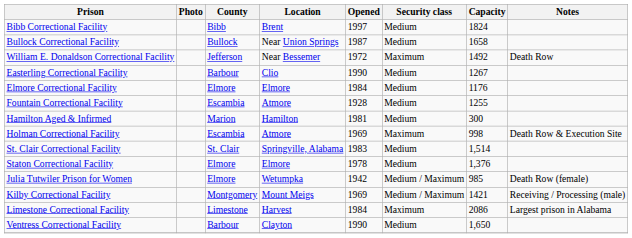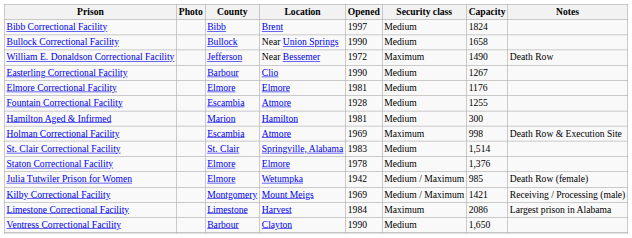(357, 42) 1987 -> (357, 42) 1990
(478, 57) 1492 -> (478, 57) 1490
(357, 88) 1984 -> (357, 88) 1981
